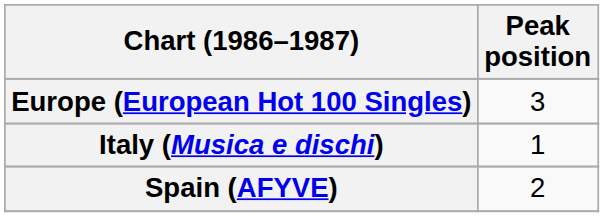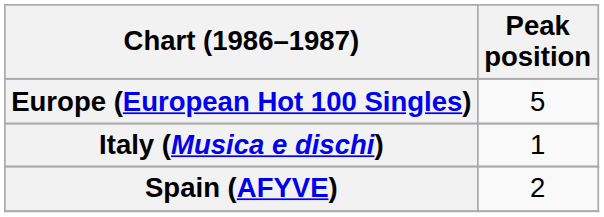(538, 100) 3 -> (538, 100) 5
